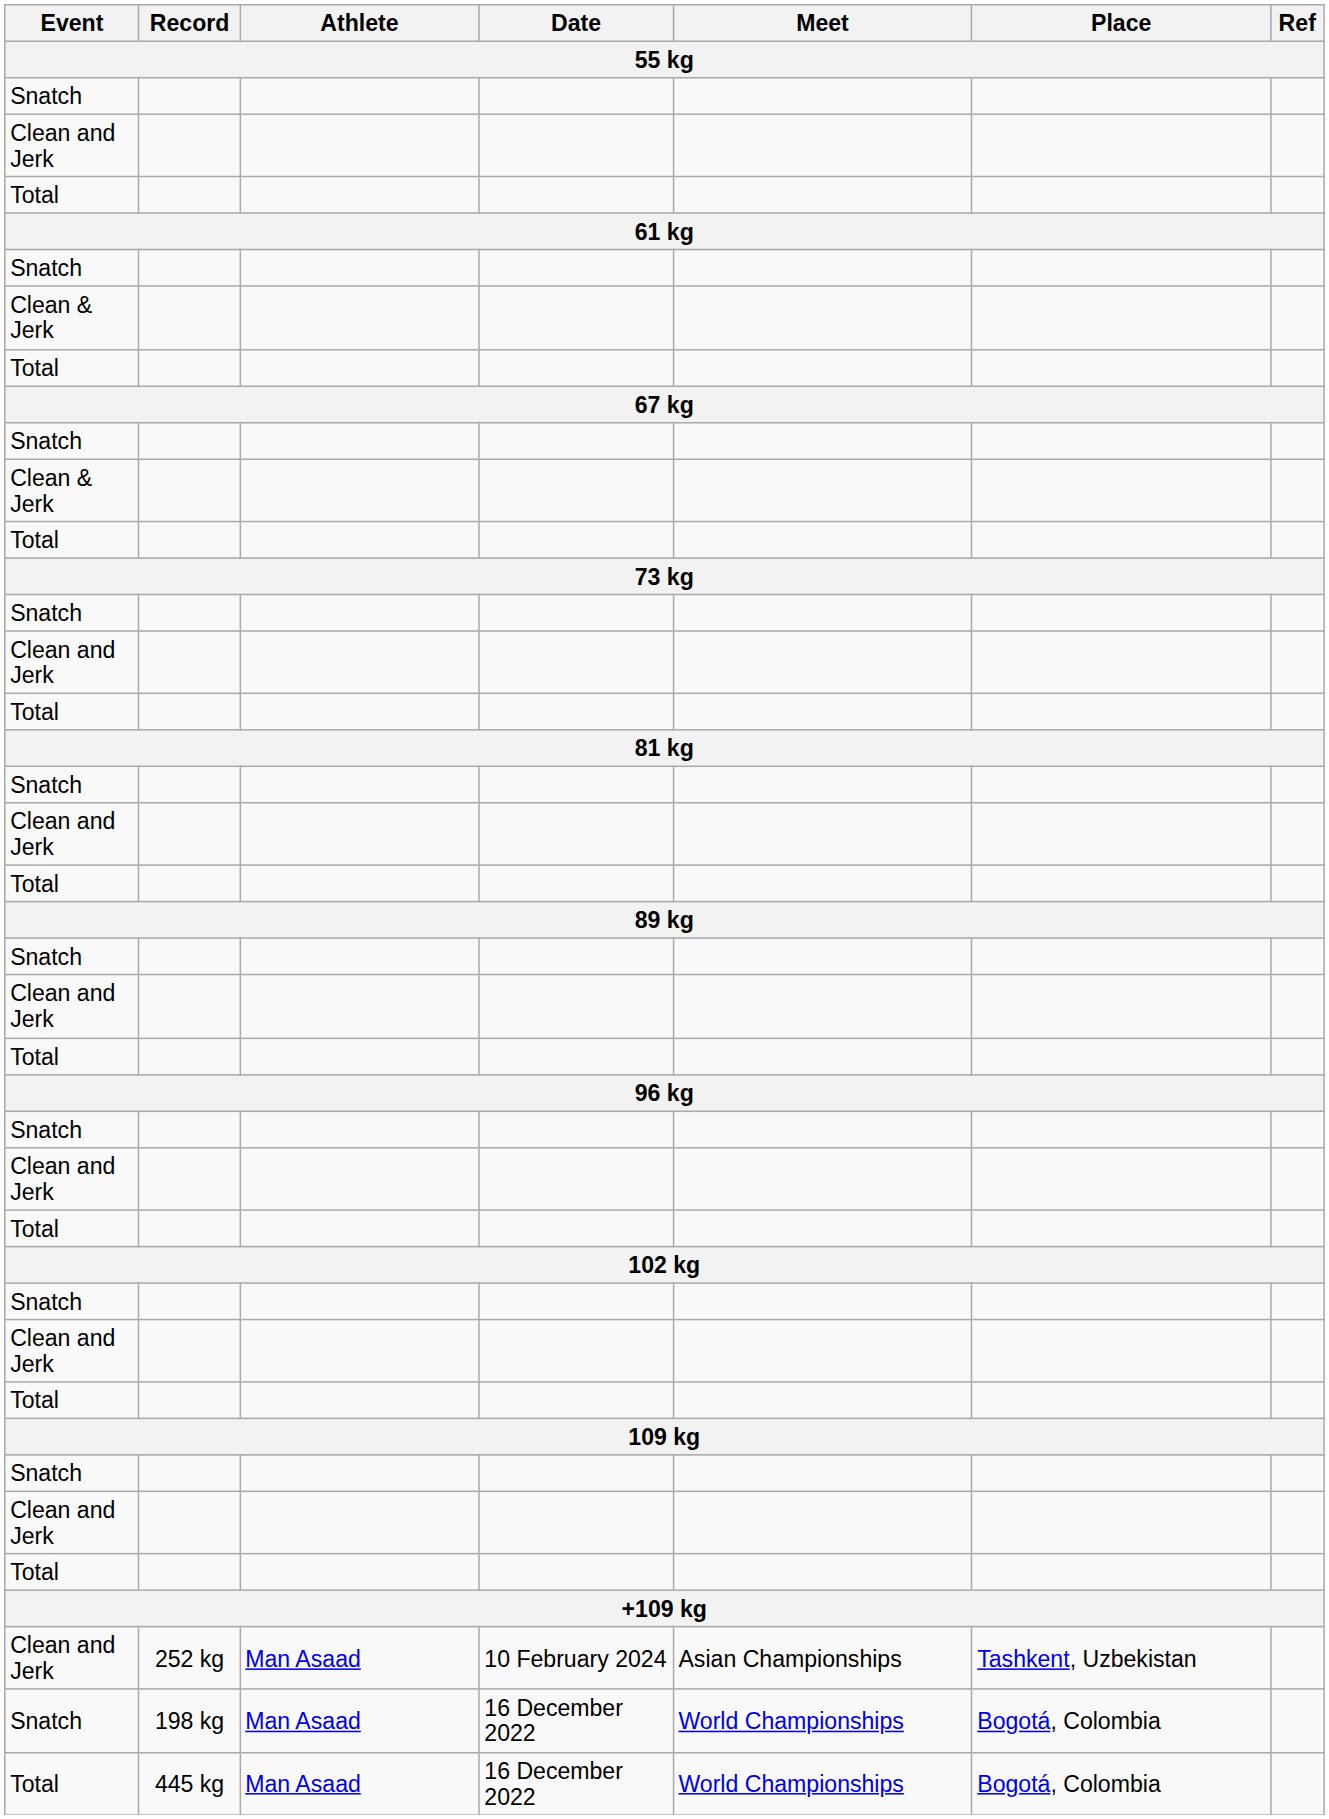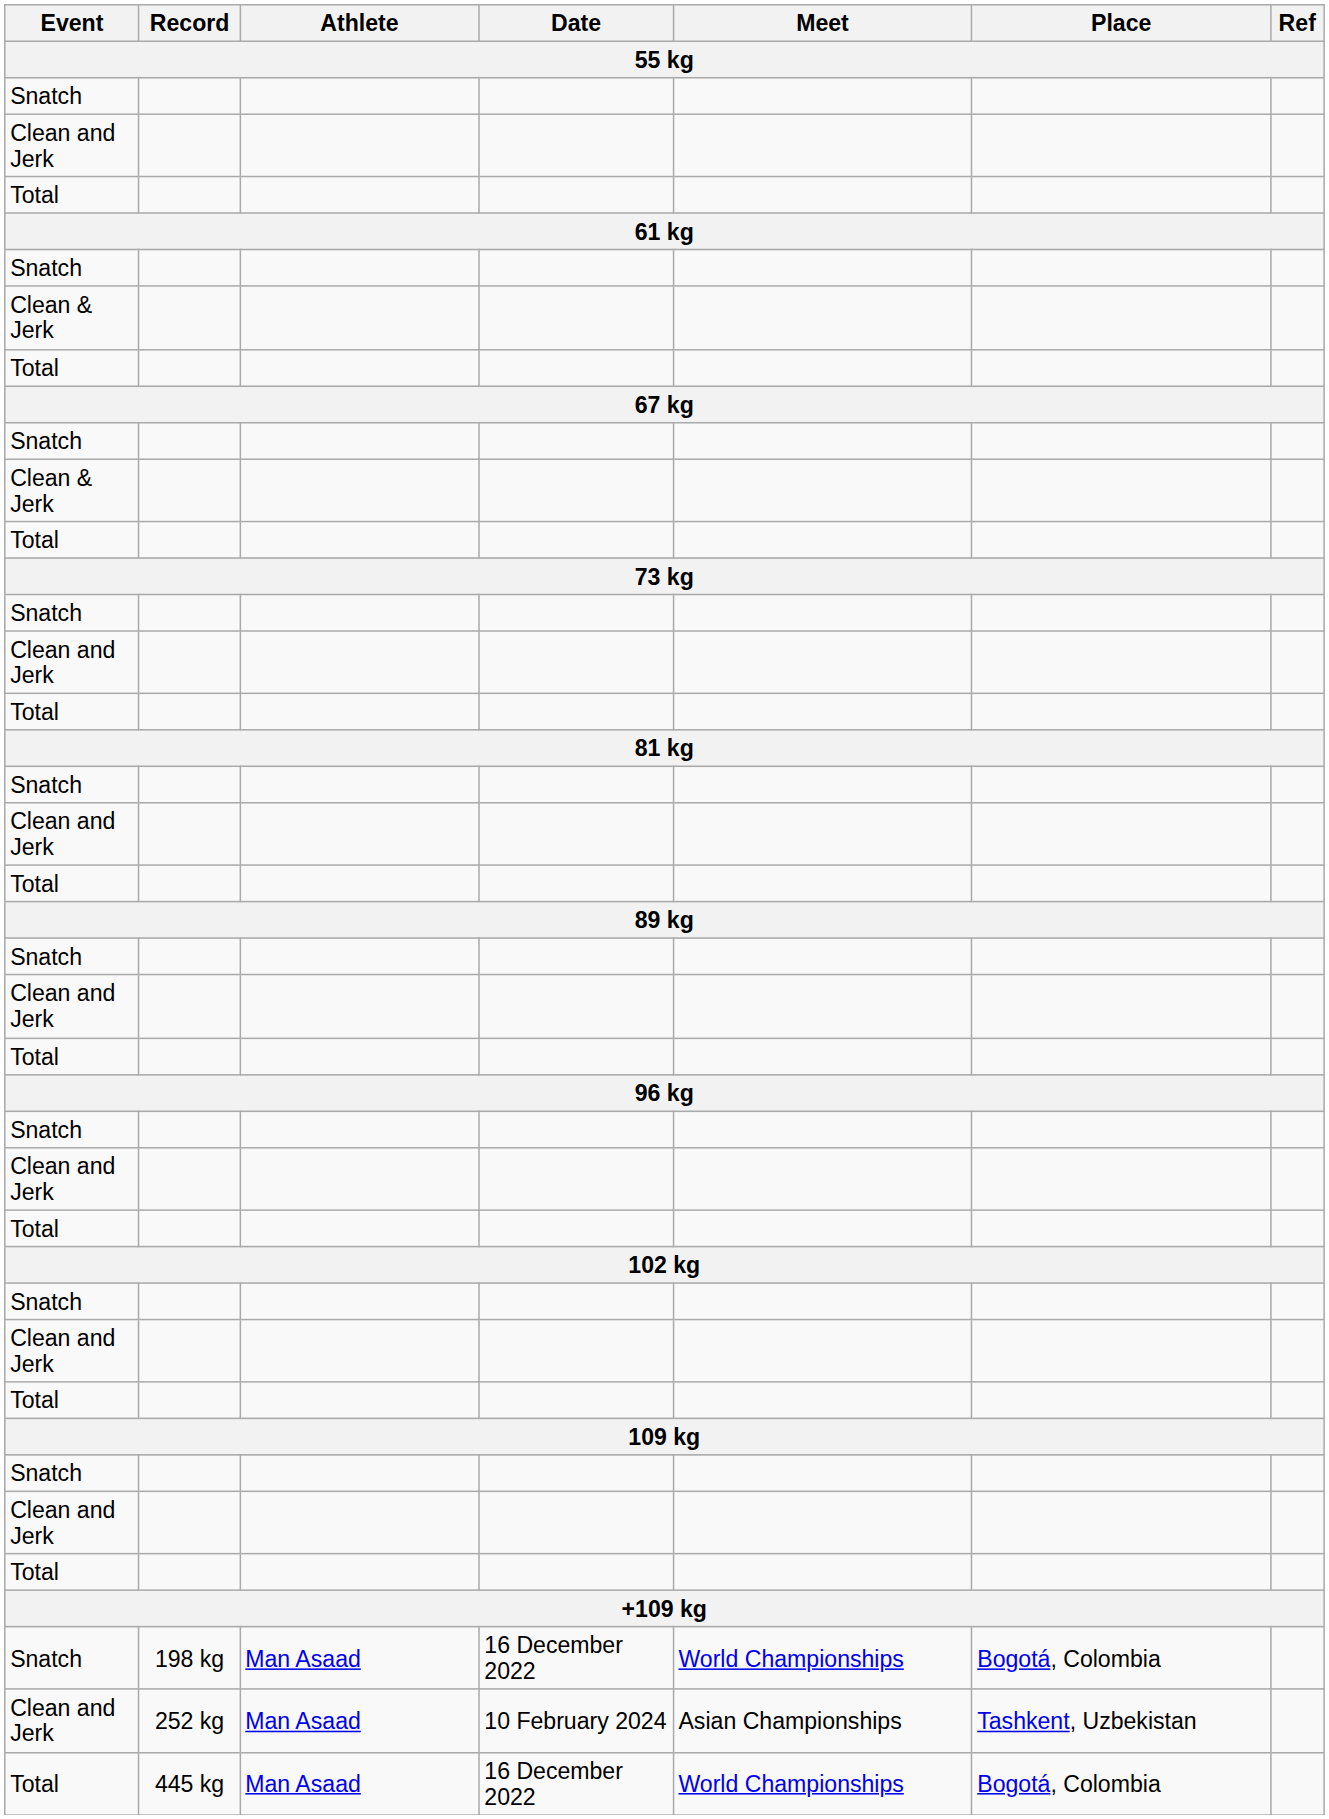rows swapped: (46, 1721) <-> (63, 1659)
